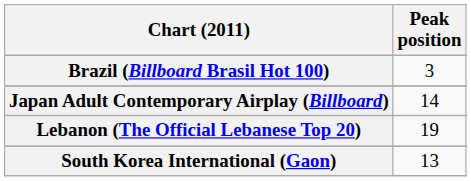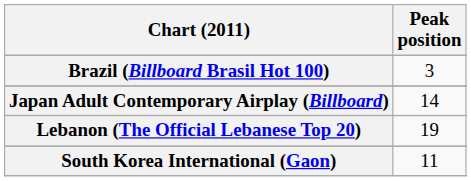(429, 160) 13 -> (429, 160) 11
